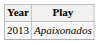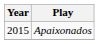(18, 30) 2013 -> (18, 30) 2015
